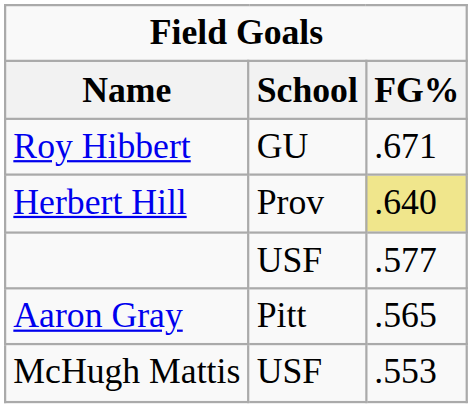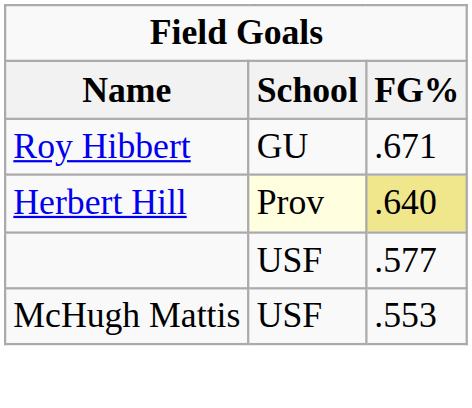(290, 202) no background -> (290, 202) lightyellow background
- row: (98, 315)
